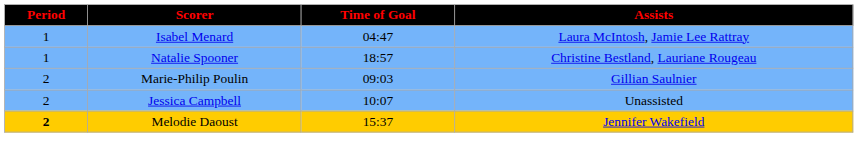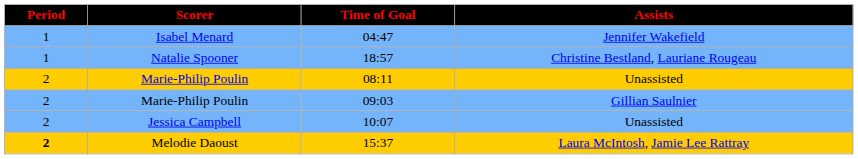(654, 36) Laura McIntosh, Jamie Lee Rattray -> (654, 36) Jennifer Wakefield
+ row: (378, 79)
(654, 121) Jennifer Wakefield -> (654, 143) Laura McIntosh, Jamie Lee Rattray
